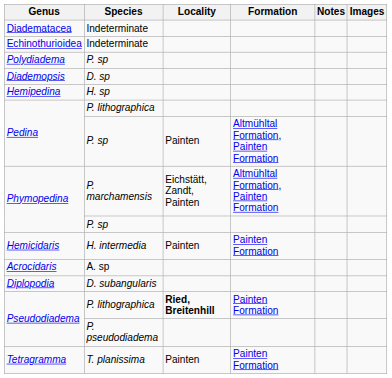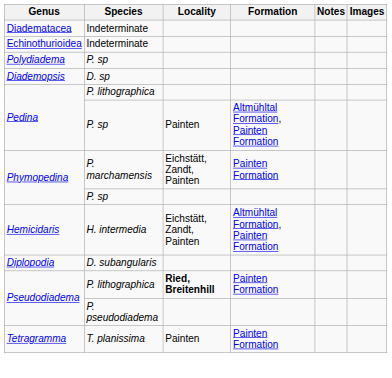- row: (34, 92)
(257, 191) Altmühltal Formation, Painten Formation -> (256, 169) Painten Formation
(182, 246) Painten -> (186, 230) Eichstätt, Zandt, Painten
(256, 246) Painten Formation -> (257, 230) Altmühltal Formation, Painten Formation
- row: (32, 267)
